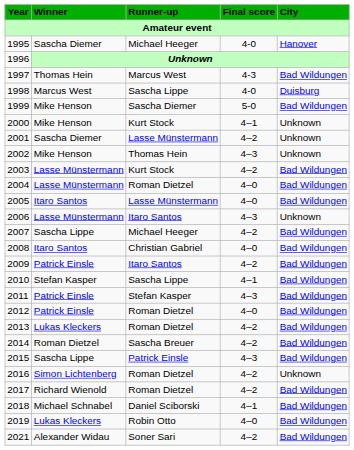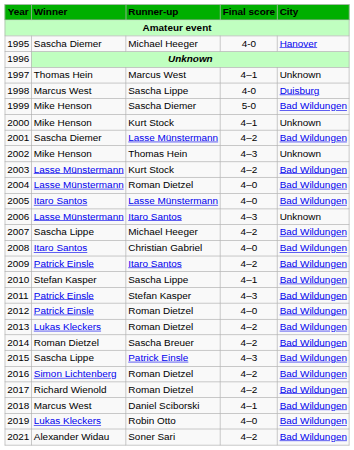(249, 75) 4-3 -> (249, 75) 4–1
(313, 75) Bad Wildungen -> (300, 75) Unknown
(300, 138) Unknown -> (313, 138) Bad Wildungen
(300, 374) Unknown -> (313, 374) Bad Wildungen
(73, 405) Michael Schnabel -> (63, 405) Marcus West
